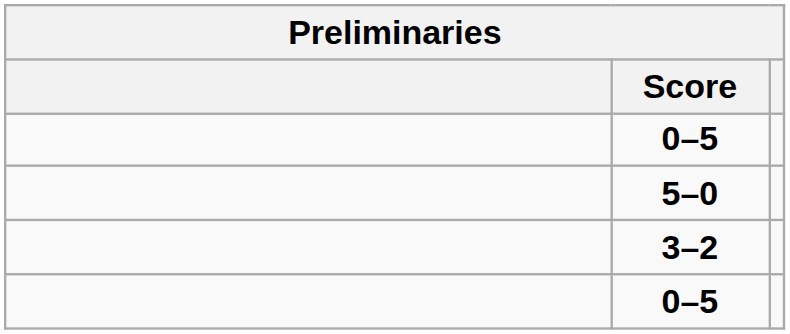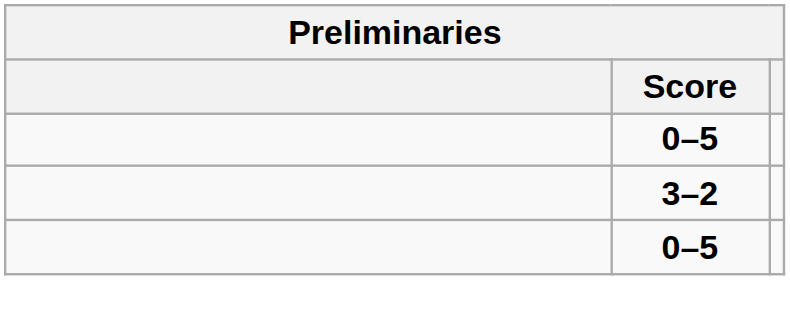- row: (308, 193)
